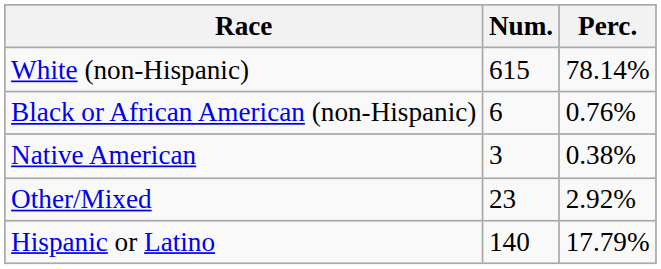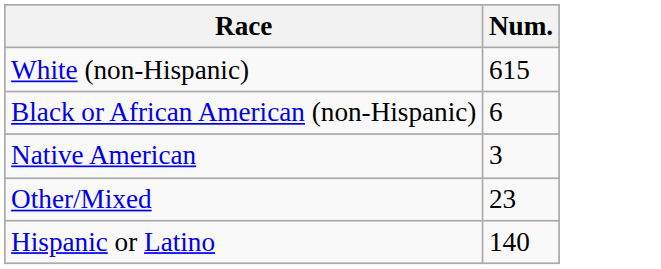- column: (608, 26)
